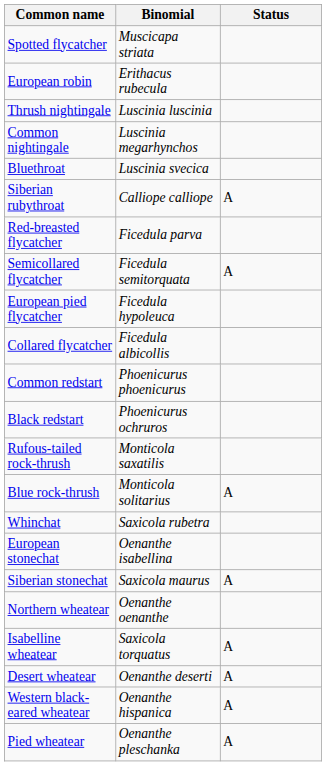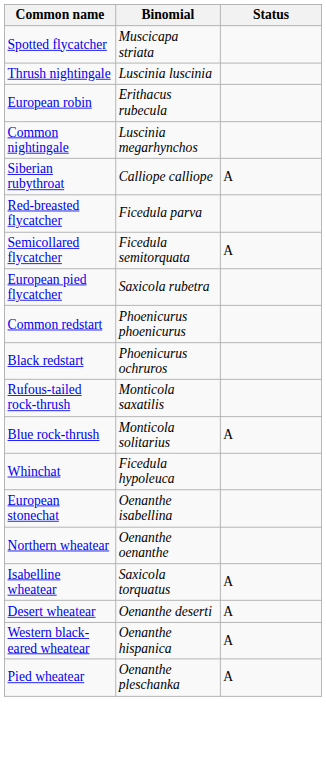rows swapped: (50, 81) <-> (59, 110)
- row: (36, 169)
(147, 308) Ficedula hypoleuca -> (164, 287) Saxicola rubetra
- row: (60, 345)
(164, 522) Saxicola rubetra -> (147, 471) Ficedula hypoleuca
- row: (58, 580)
